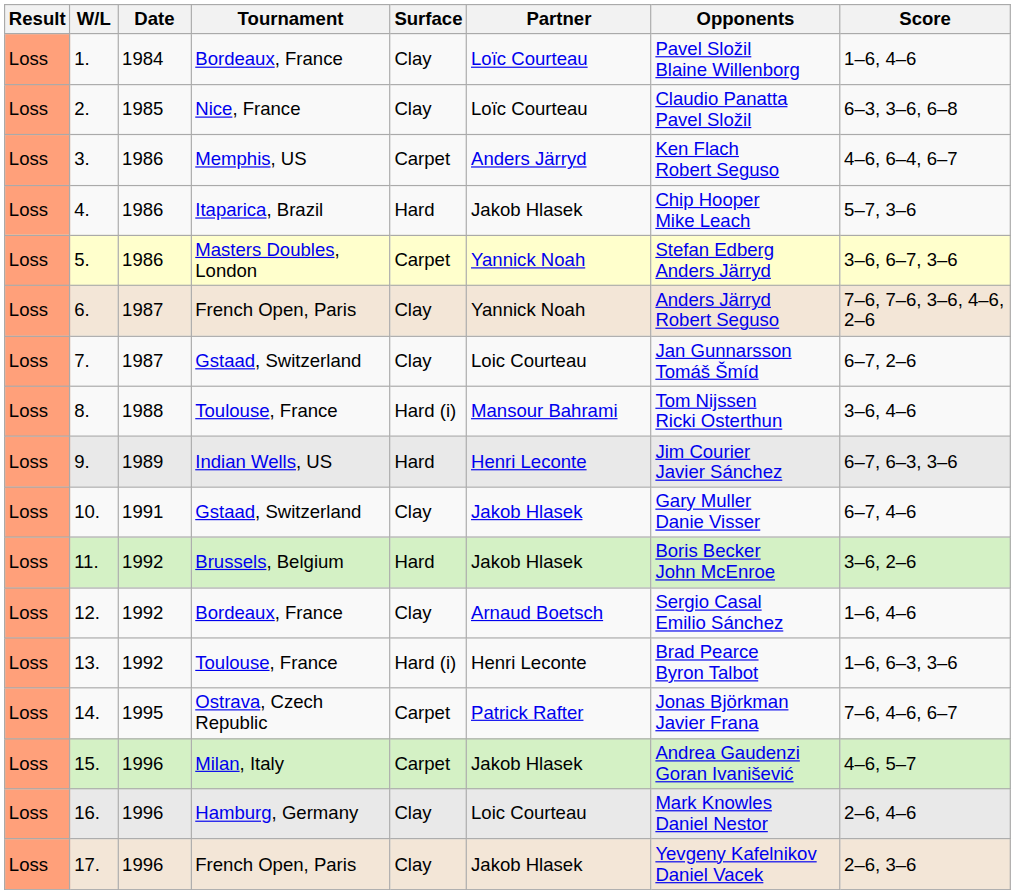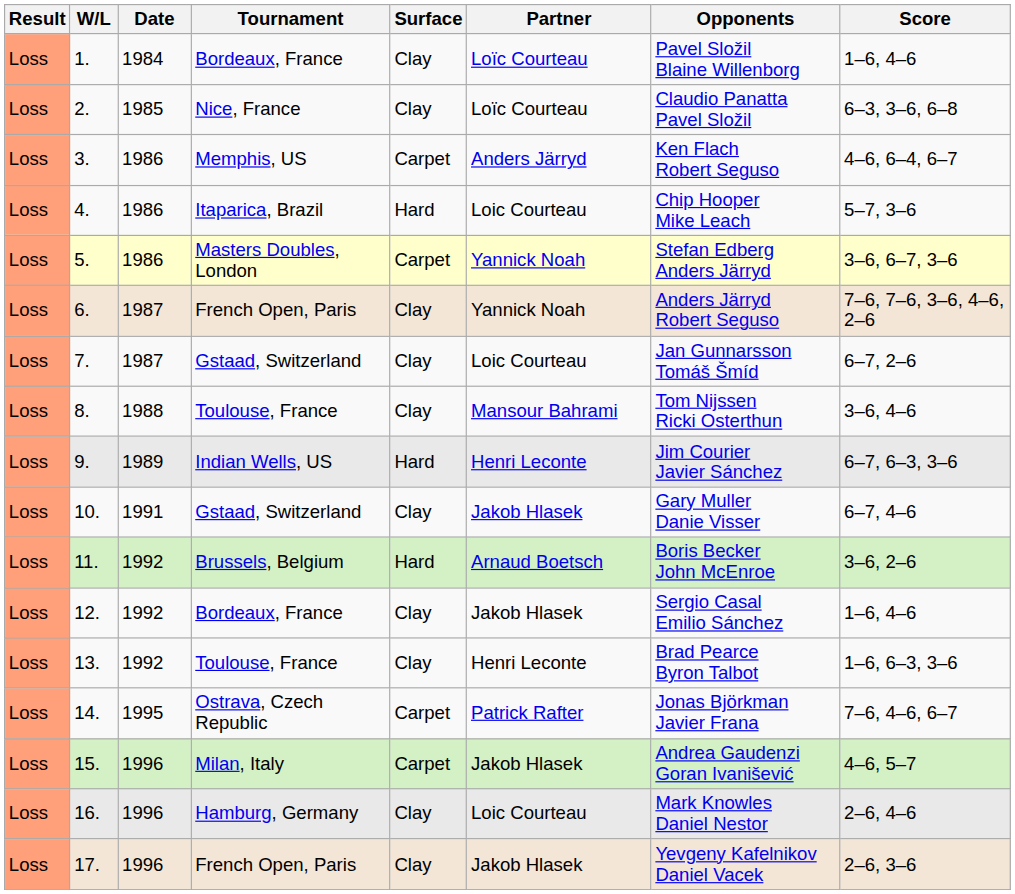(527, 210) Jakob Hlasek -> (529, 210) Loic Courteau
(425, 411) Hard (i) -> (413, 411) Clay
(527, 562) Jakob Hlasek -> (537, 562) Arnaud Boetsch
(537, 612) Arnaud Boetsch -> (527, 612) Jakob Hlasek
(425, 662) Hard (i) -> (413, 662) Clay
